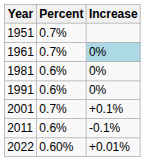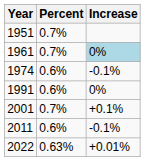+ row: (20, 71)
- row: (20, 71)
(56, 147) 0.60% -> (56, 147) 0.63%
